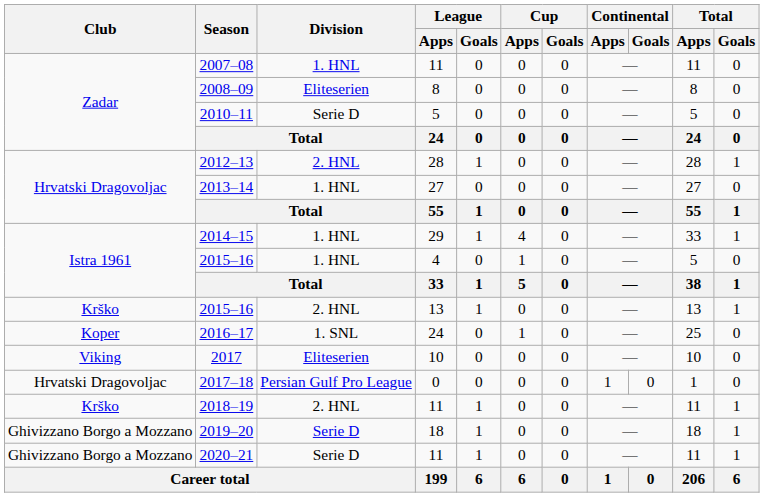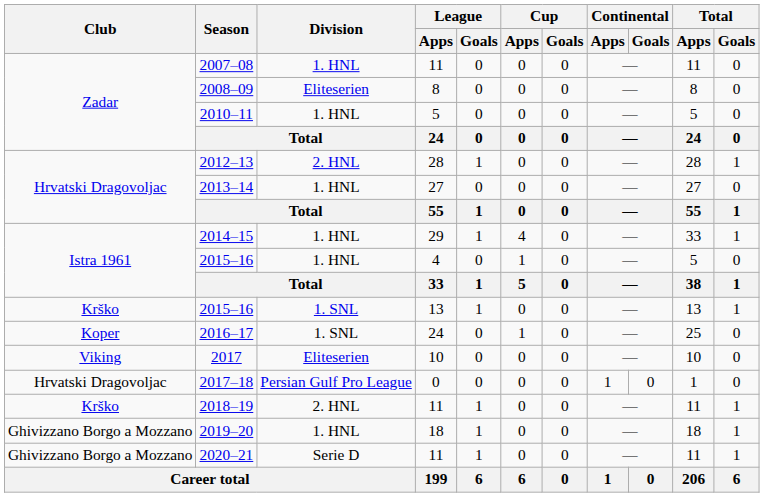(336, 114) Serie D -> (336, 114) 1. HNL
(336, 308) 2. HNL -> (336, 308) 1. SNL
(336, 430) Serie D -> (336, 430) 1. HNL
